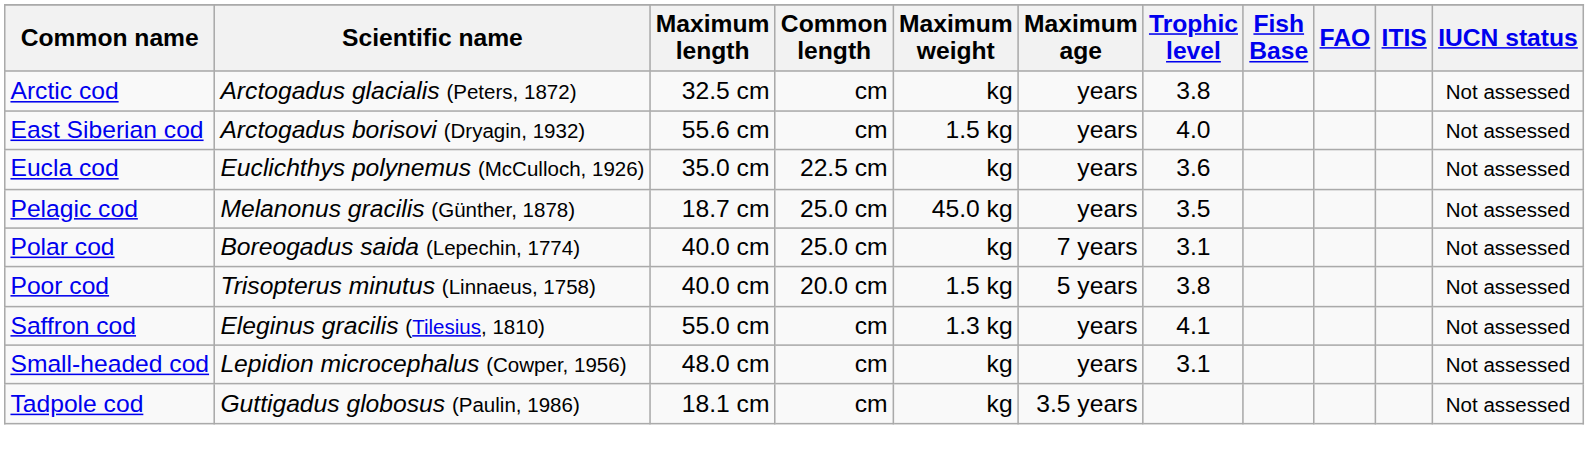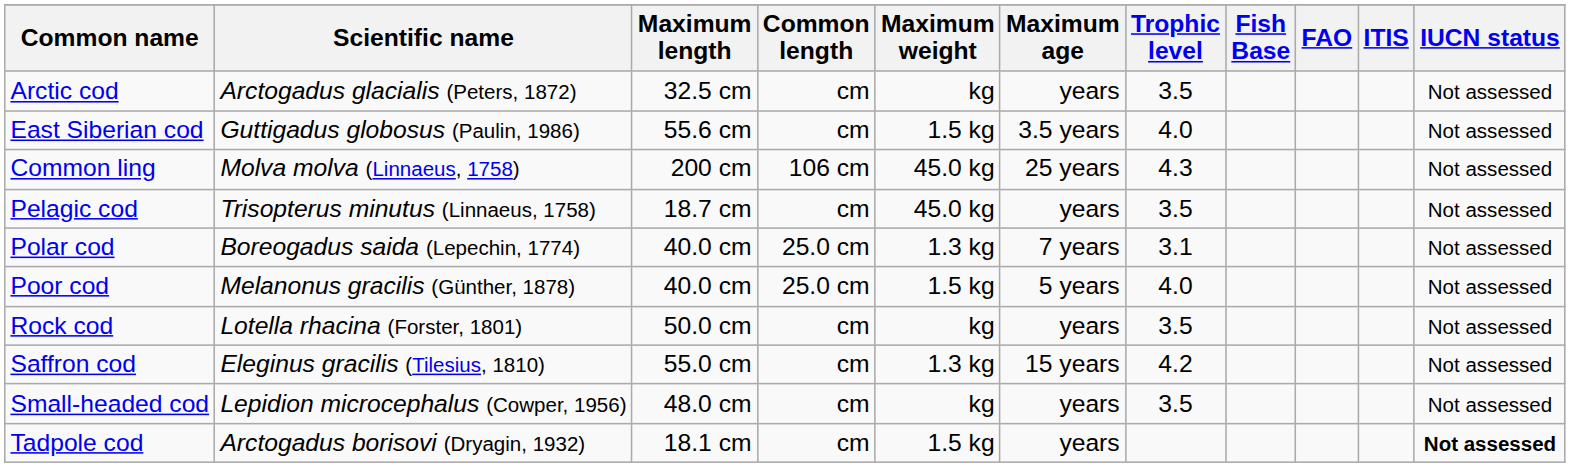(1193, 90) 3.8 -> (1175, 90) 3.5
(403, 129) Arctogadus borisovi (Dryagin, 1932) -> (400, 129) Guttigadus globosus (Paulin, 1986)
(1107, 129) years -> (1069, 129) 3.5 years
- row: (65, 168)
+ row: (83, 168)
(398, 208) Melanonus gracilis (Günther, 1878) -> (408, 208) Trisopterus minutus (Linnaeus, 1758)
(844, 208) 25.0 cm -> (853, 208) cm
(1000, 247) kg -> (961, 247) 1.3 kg
(408, 286) Trisopterus minutus (Linnaeus, 1758) -> (398, 286) Melanonus gracilis (Günther, 1878)
(844, 286) 20.0 cm -> (826, 286) 25.0 cm
(1193, 286) 3.8 -> (1175, 286) 4.0
+ row: (62, 325)
(1107, 325) years -> (1072, 364) 15 years
(1193, 325) 4.1 -> (1175, 364) 4.2
(1193, 364) 3.1 -> (1175, 403) 3.5
(400, 403) Guttigadus globosus (Paulin, 1986) -> (403, 442) Arctogadus borisovi (Dryagin, 1932)
(1000, 403) kg -> (961, 442) 1.5 kg
(1087, 403) 3.5 years -> (1090, 442) years
(1508, 404) normal -> (1490, 442) bold
